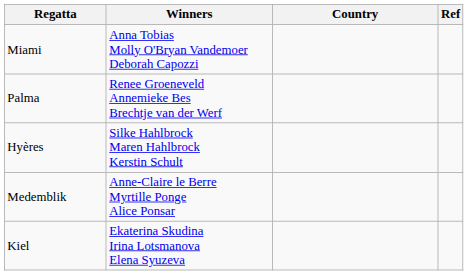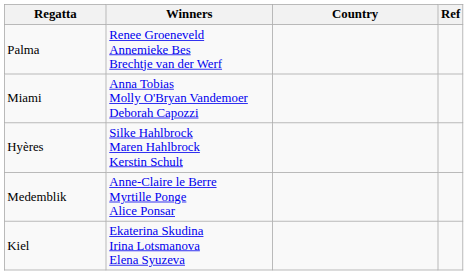rows swapped: (24, 49) <-> (23, 98)
